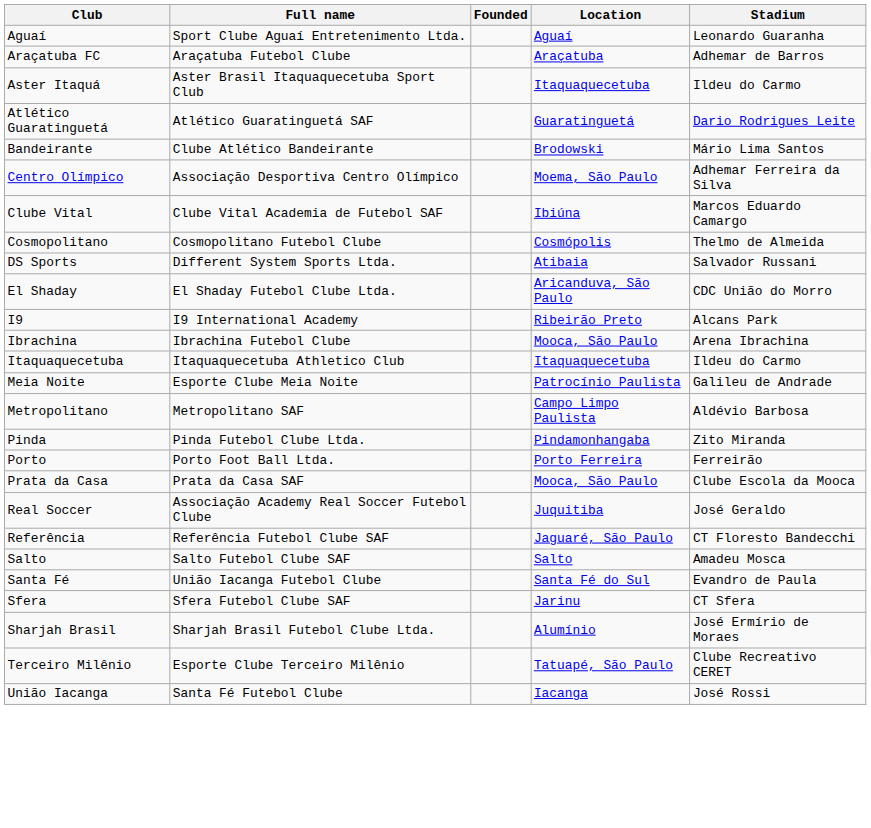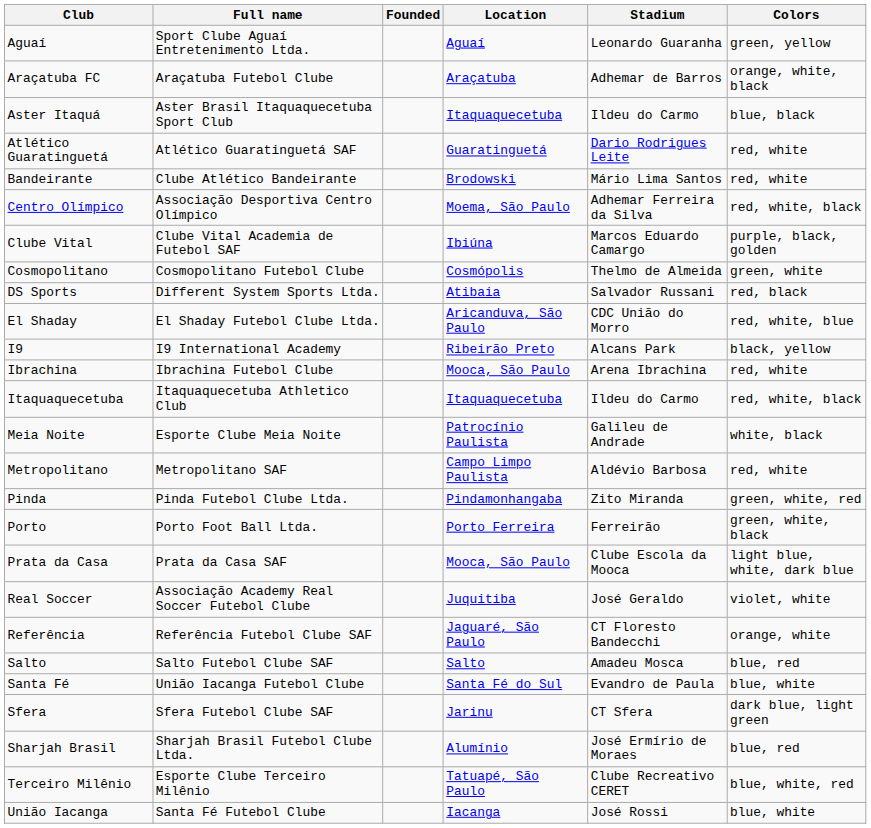+ column: (796, 15)
